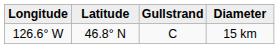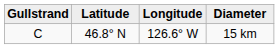columns swapped: (173, 14) <-> (38, 14)
